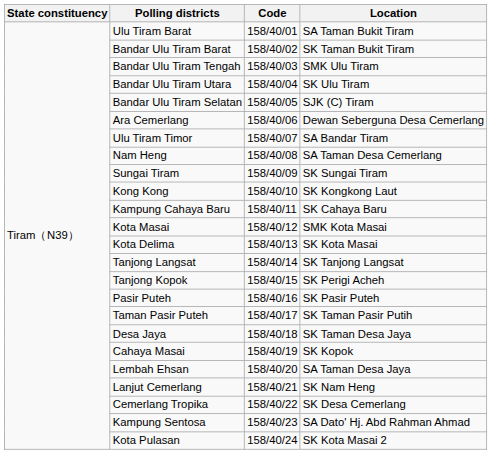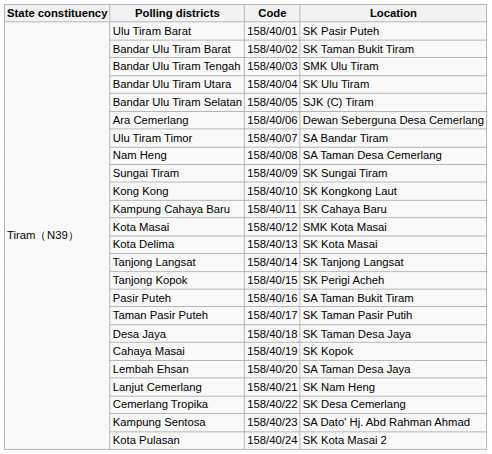(358, 31) SA Taman Bukit Tiram -> (341, 31) SK Pasir Puteh
(341, 298) SK Pasir Puteh -> (358, 298) SA Taman Bukit Tiram
